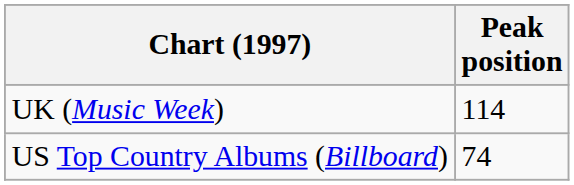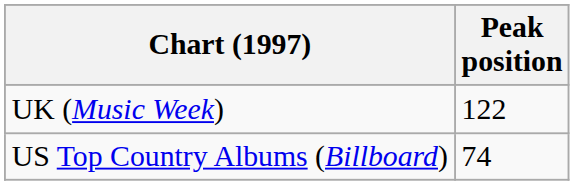(483, 108) 114 -> (484, 108) 122
